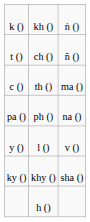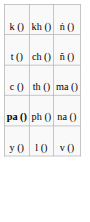(16, 117) normal -> (17, 117) bold
- row: (43, 178)
- row: (43, 208)
